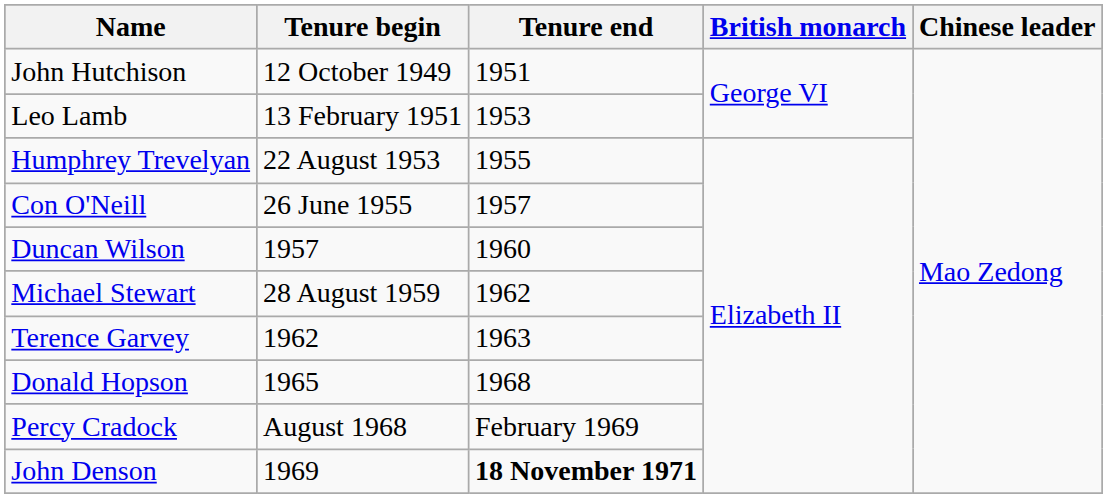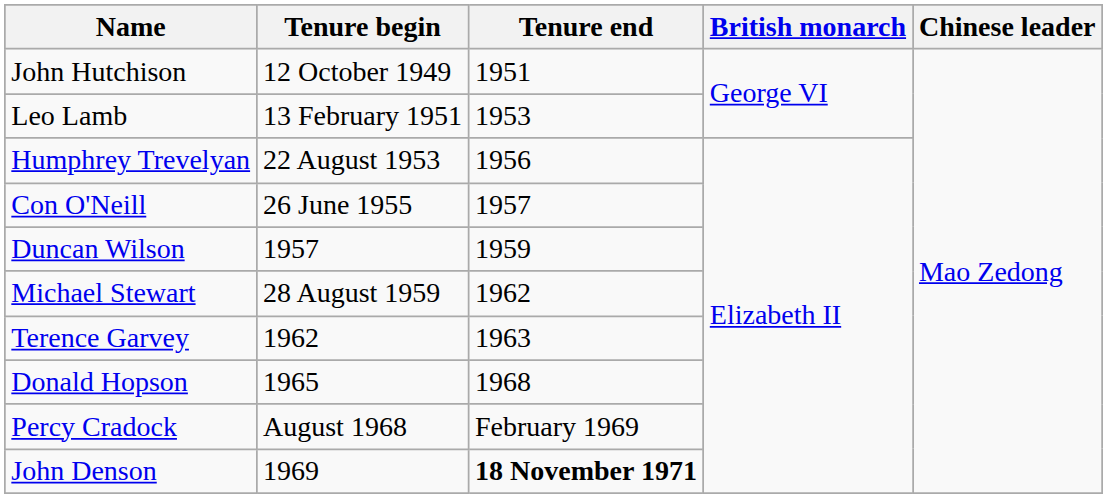(503, 159) 1955 -> (503, 159) 1956
(503, 248) 1960 -> (503, 248) 1959
